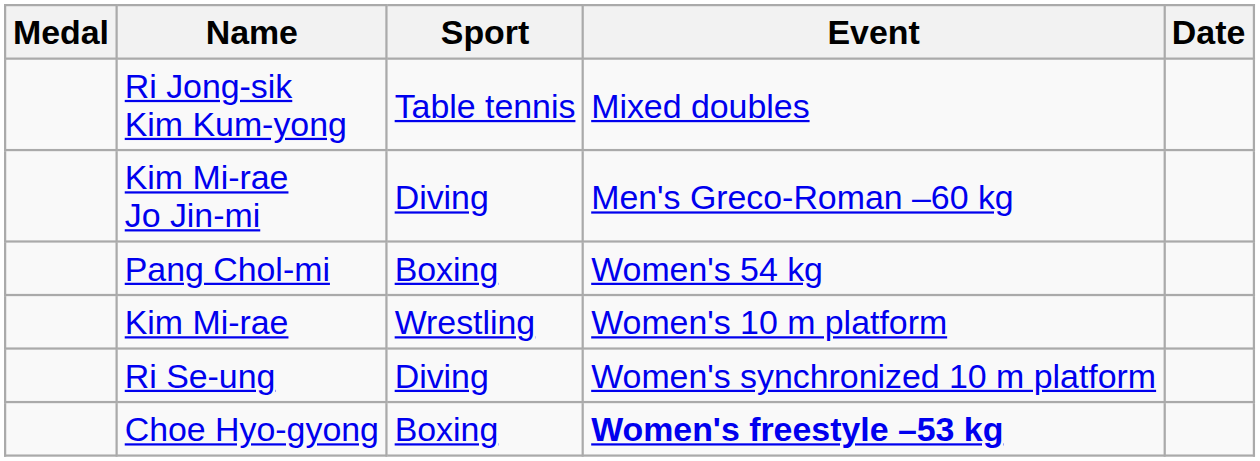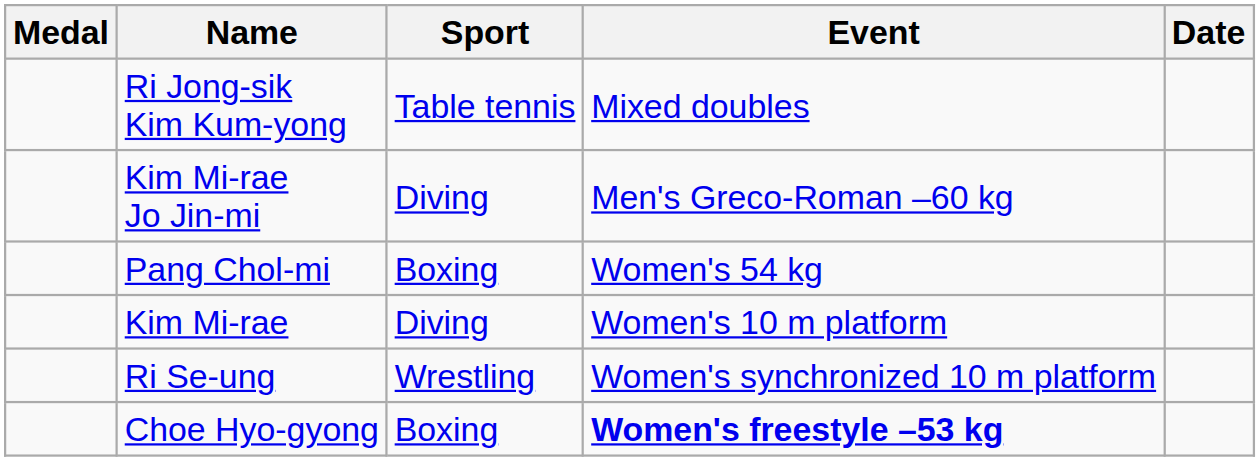(465, 323) Wrestling -> (442, 323) Diving
(442, 376) Diving -> (465, 376) Wrestling
